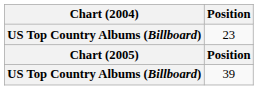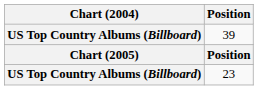rows swapped: (229, 34) <-> (229, 74)
